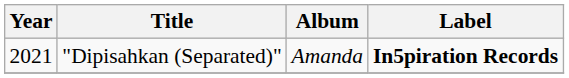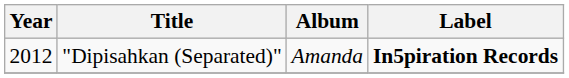(31, 55) 2021 -> (31, 55) 2012
